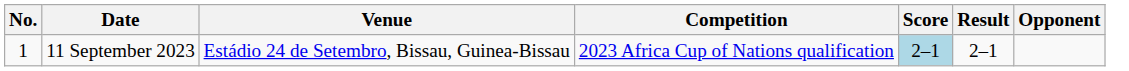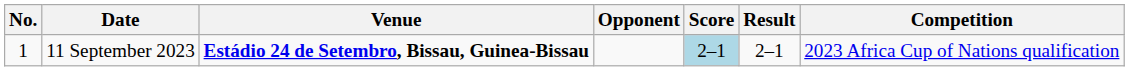columns swapped: (1059, 19) <-> (736, 19)
(387, 50) normal -> (396, 50) bold
